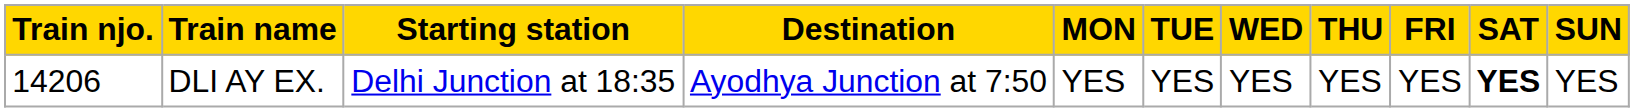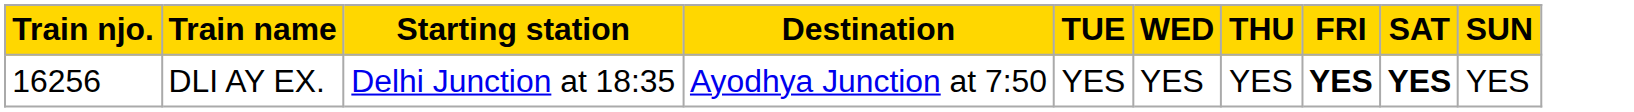- column: (1099, 29)
(57, 80) 14206 -> (57, 80) 16256
(1430, 80) normal -> (1341, 80) bold
